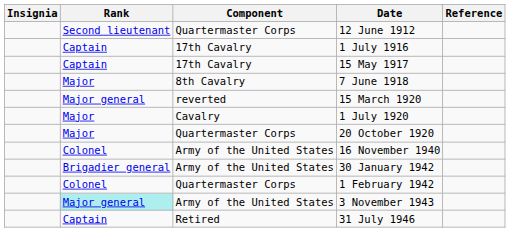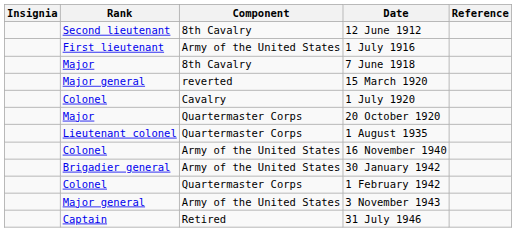(236, 30) Quartermaster Corps -> (217, 30) 8th Cavalry
(85, 47) Captain -> (113, 47) First lieutenant
(213, 47) 17th Cavalry -> (261, 47) Army of the United States
- row: (374, 64)
(79, 116) Major -> (85, 99) Colonel
+ row: (386, 133)
(104, 202) paleturquoise background -> (104, 202) no background
